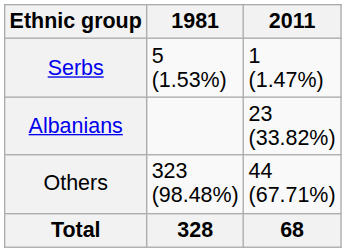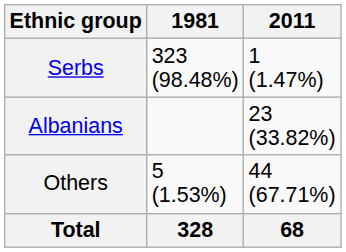(189, 67) 5 (1.53%) -> (195, 67) 323 (98.48%)
(195, 183) 323 (98.48%) -> (189, 183) 5 (1.53%)
